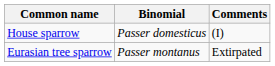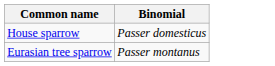- column: (239, 14)
